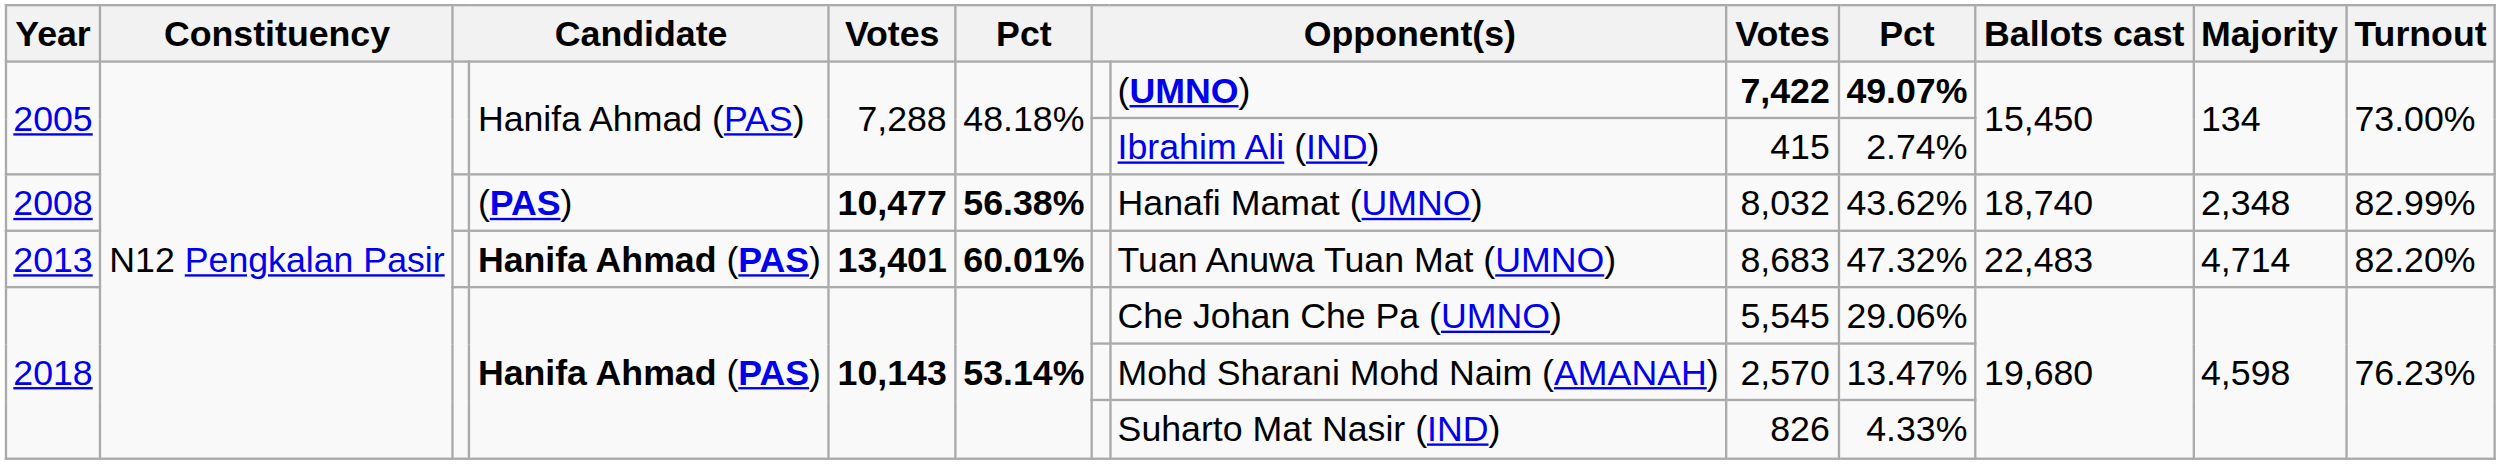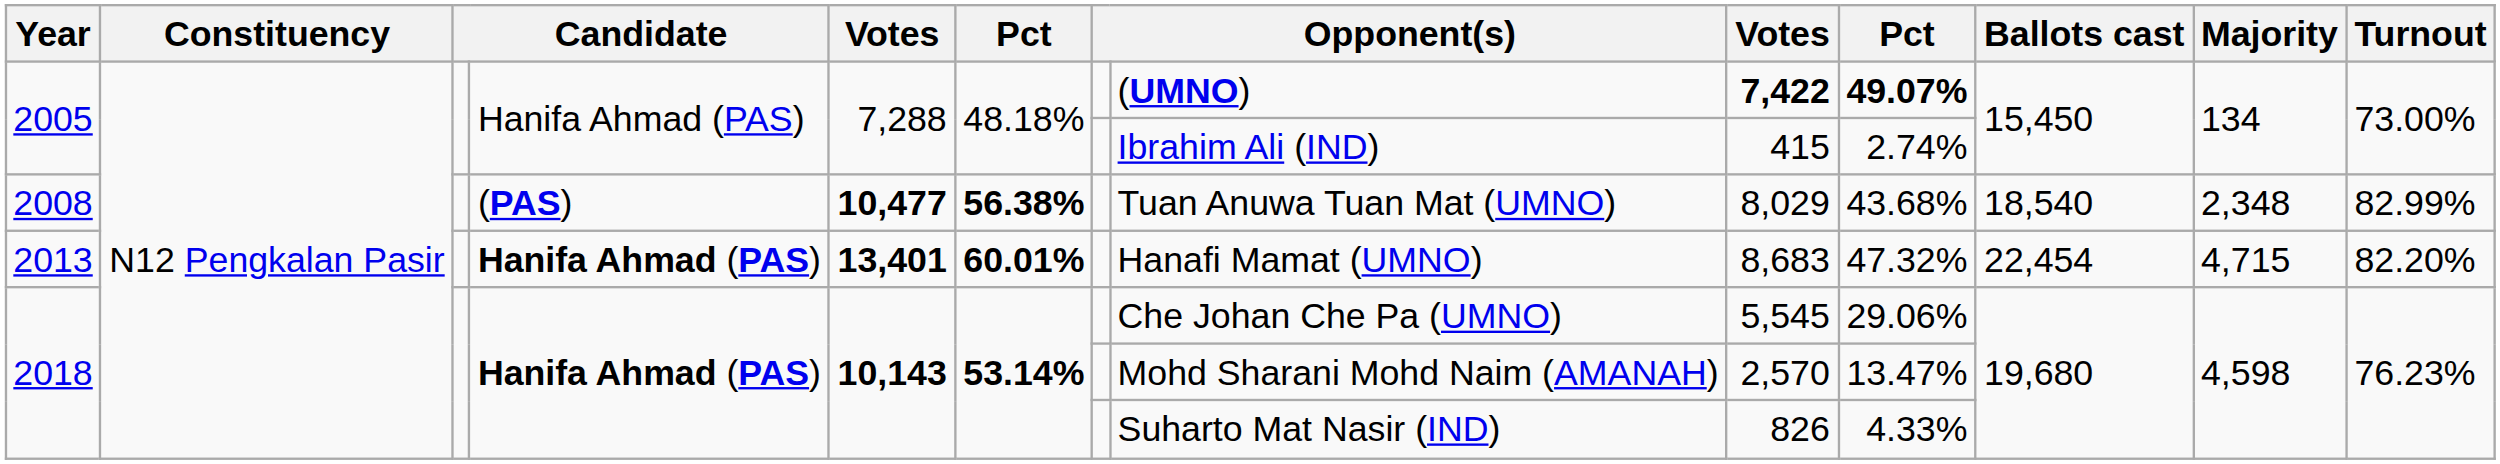(1300, 203) Hanafi Mamat (UMNO) -> (1367, 203) Tuan Anuwa Tuan Mat (UMNO)
(1785, 203) 8,032 -> (1785, 203) 8,029
(1907, 203) 43.62% -> (1907, 203) 43.68%
(2039, 203) 18,740 -> (2039, 203) 18,540
(1367, 260) Tuan Anuwa Tuan Mat (UMNO) -> (1300, 260) Hanafi Mamat (UMNO)
(2039, 260) 22,483 -> (2039, 260) 22,454
(2246, 260) 4,714 -> (2246, 260) 4,715
